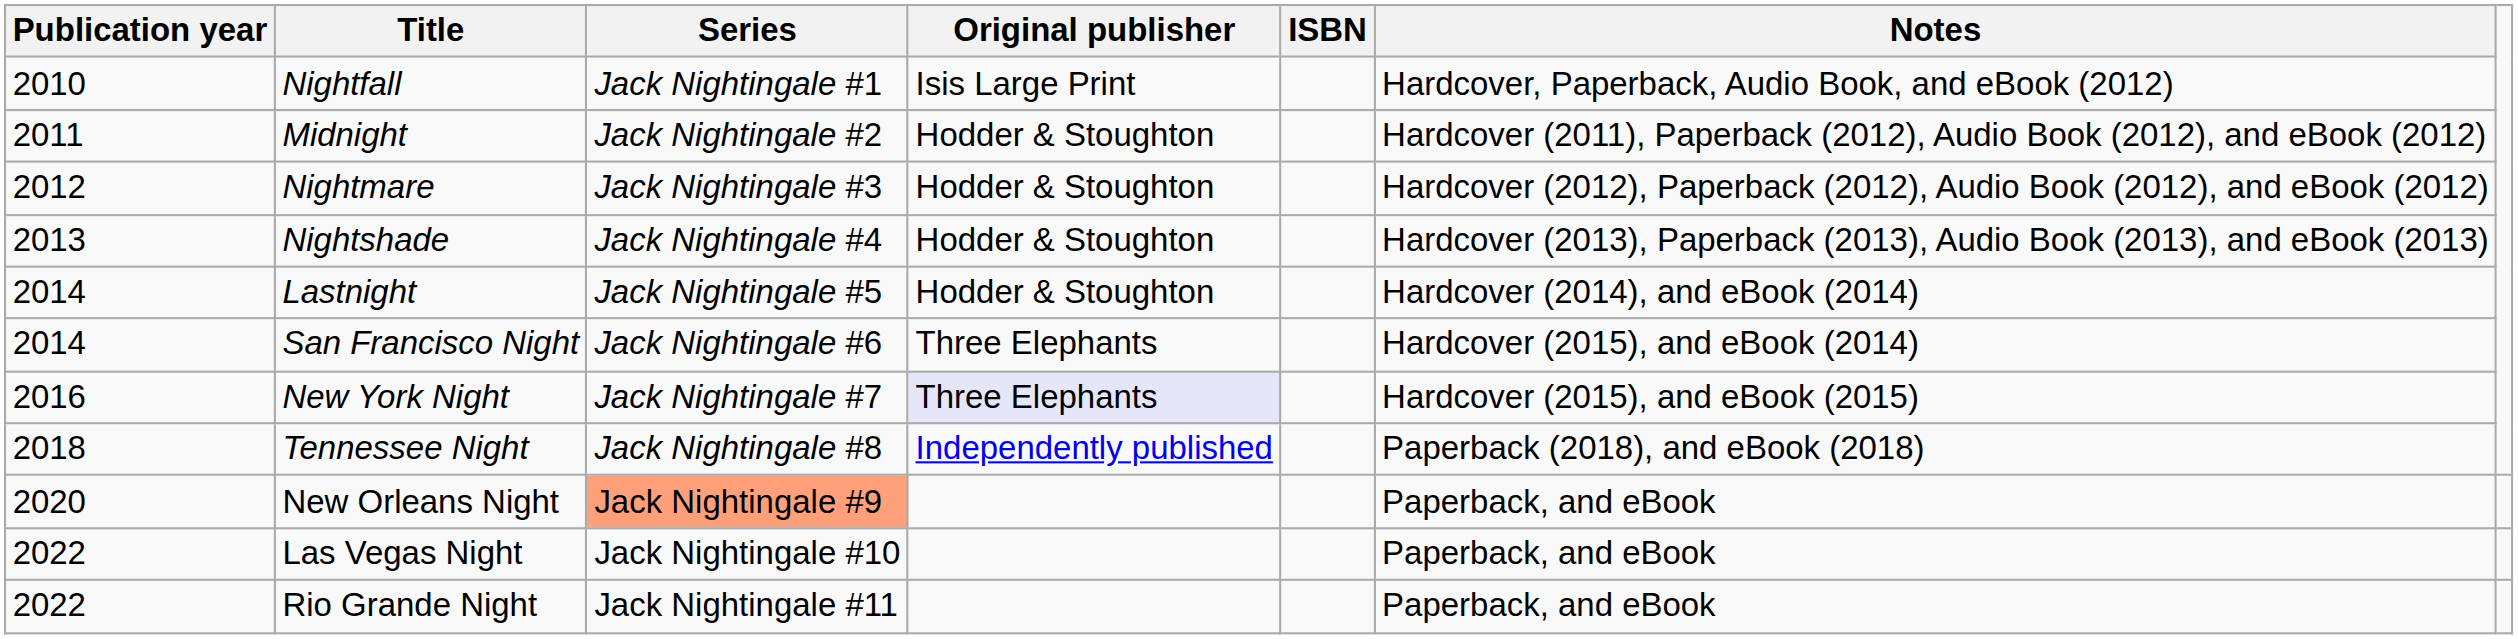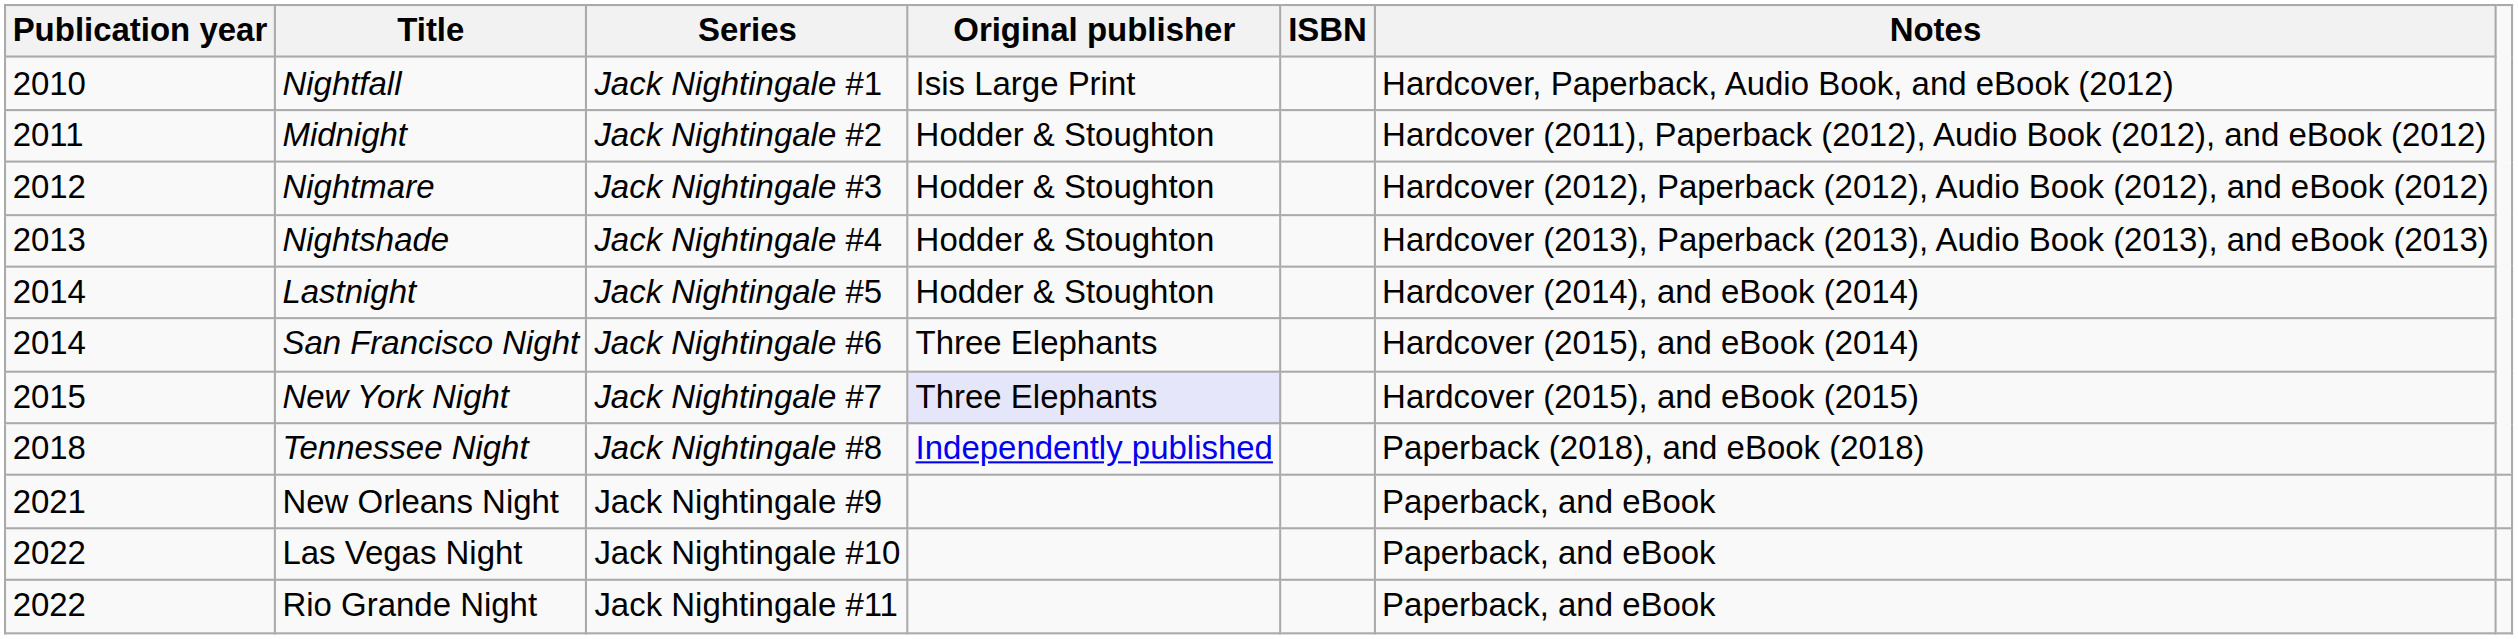(49, 396) 2016 -> (49, 396) 2015
(49, 501) 2020 -> (49, 501) 2021
(738, 501) lightsalmon background -> (738, 501) no background
